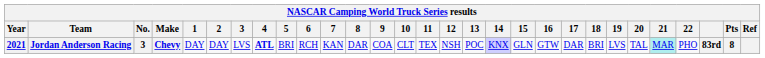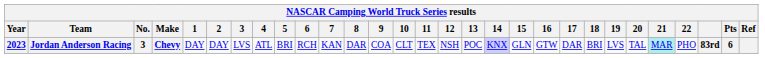(16, 45) 2021 -> (16, 45) 2023
(264, 45) bold -> (264, 45) normal
(732, 45) 8 -> (730, 45) 6
